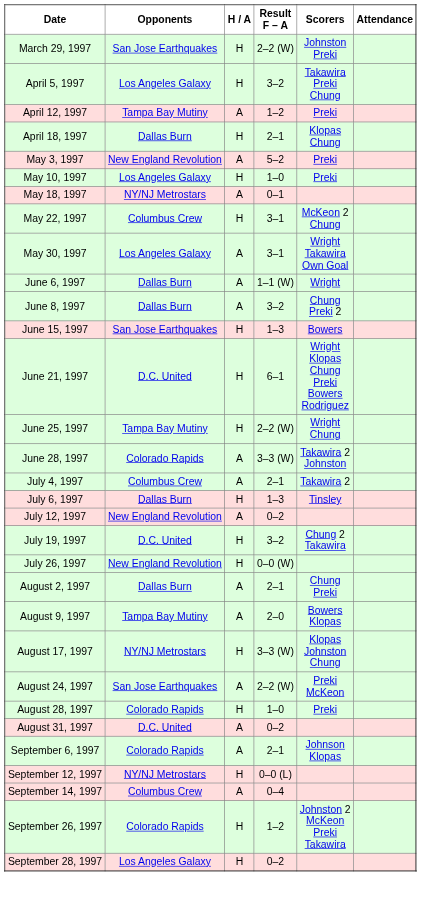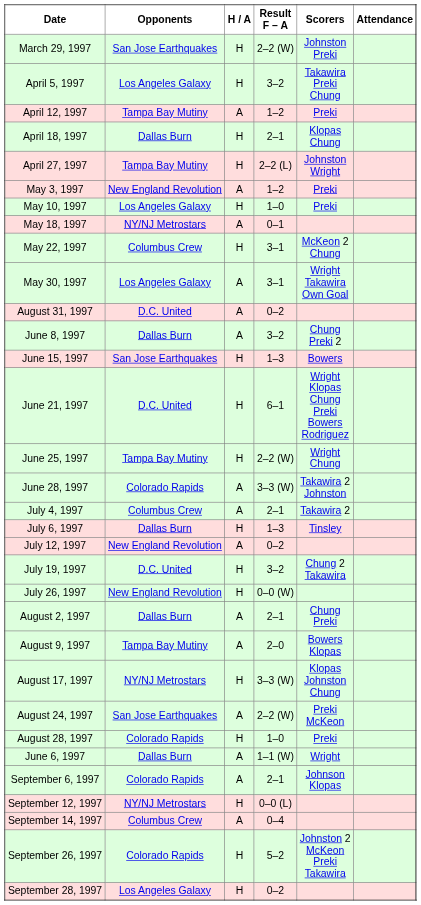+ row: (55, 166)
(275, 160) 5–2 -> (275, 189) 1–2
rows swapped: (55, 283) <-> (55, 727)
(275, 827) 1–2 -> (275, 856) 5–2
